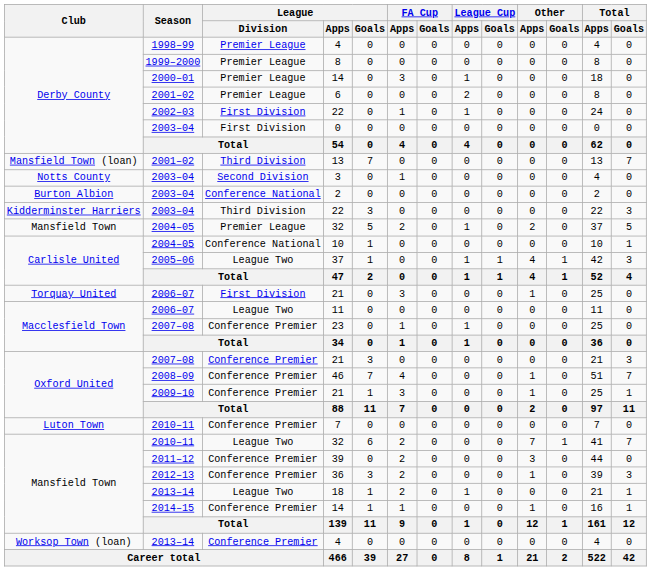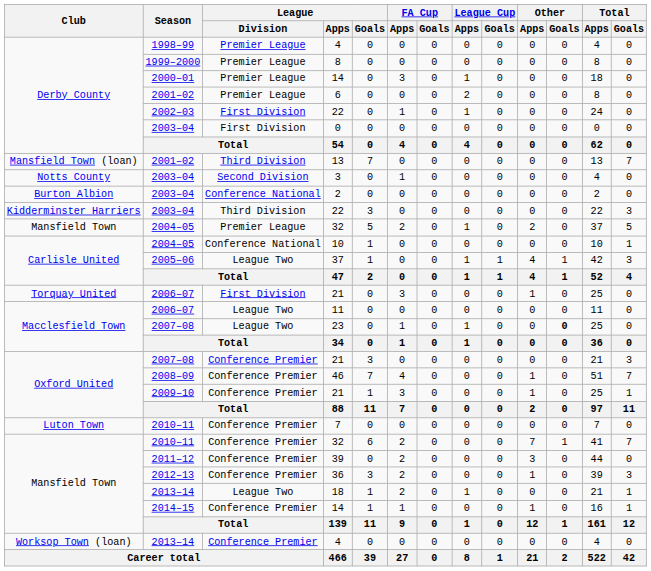(263, 327) Conference Premier -> (263, 327) League Two
(564, 327) normal -> (564, 327) bold
(263, 442) League Two -> (263, 442) Conference Premier
